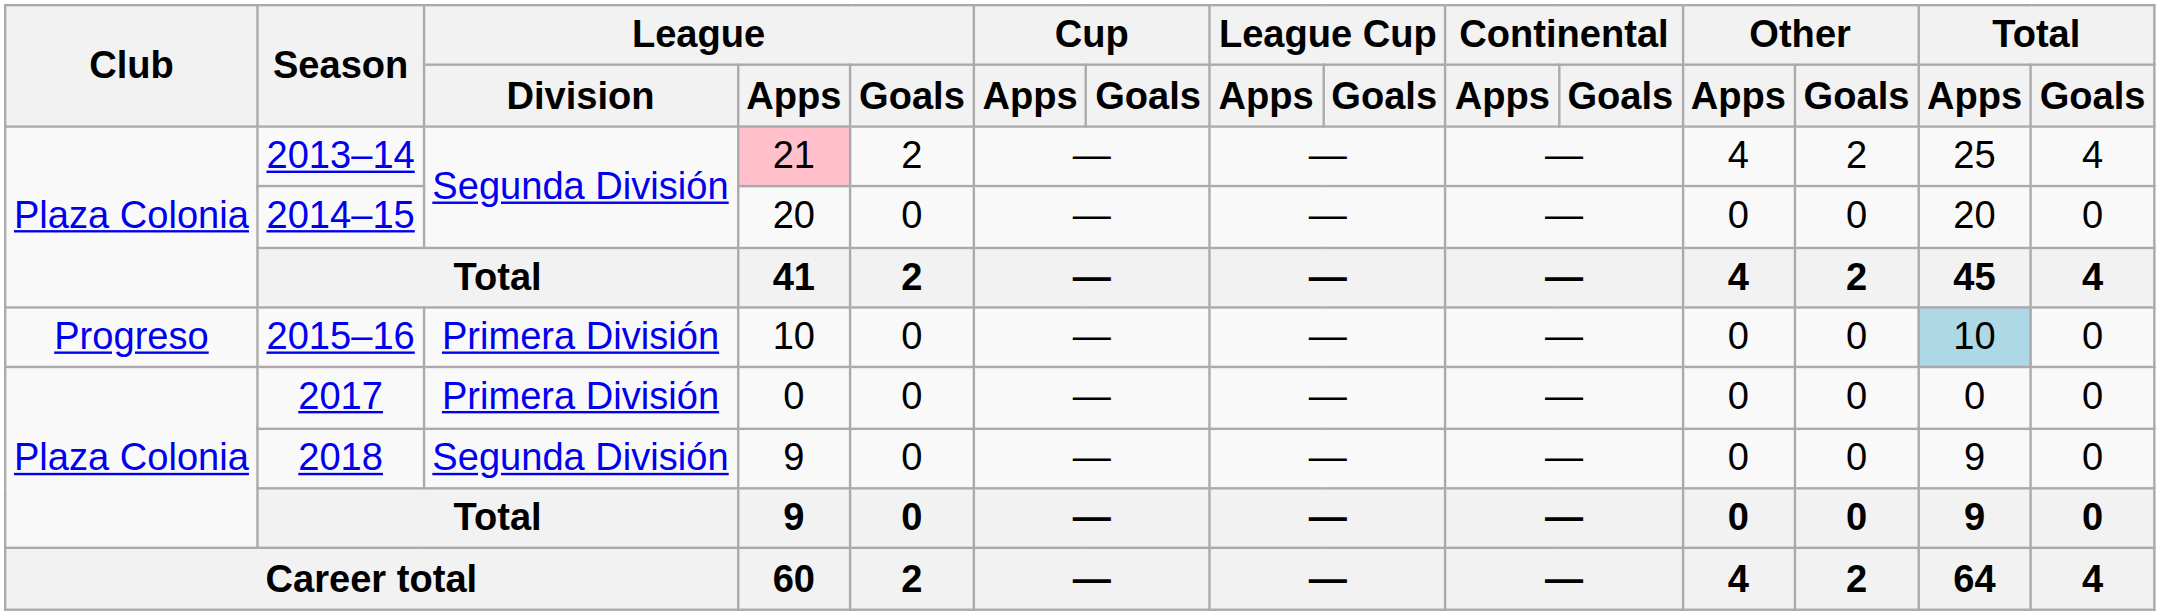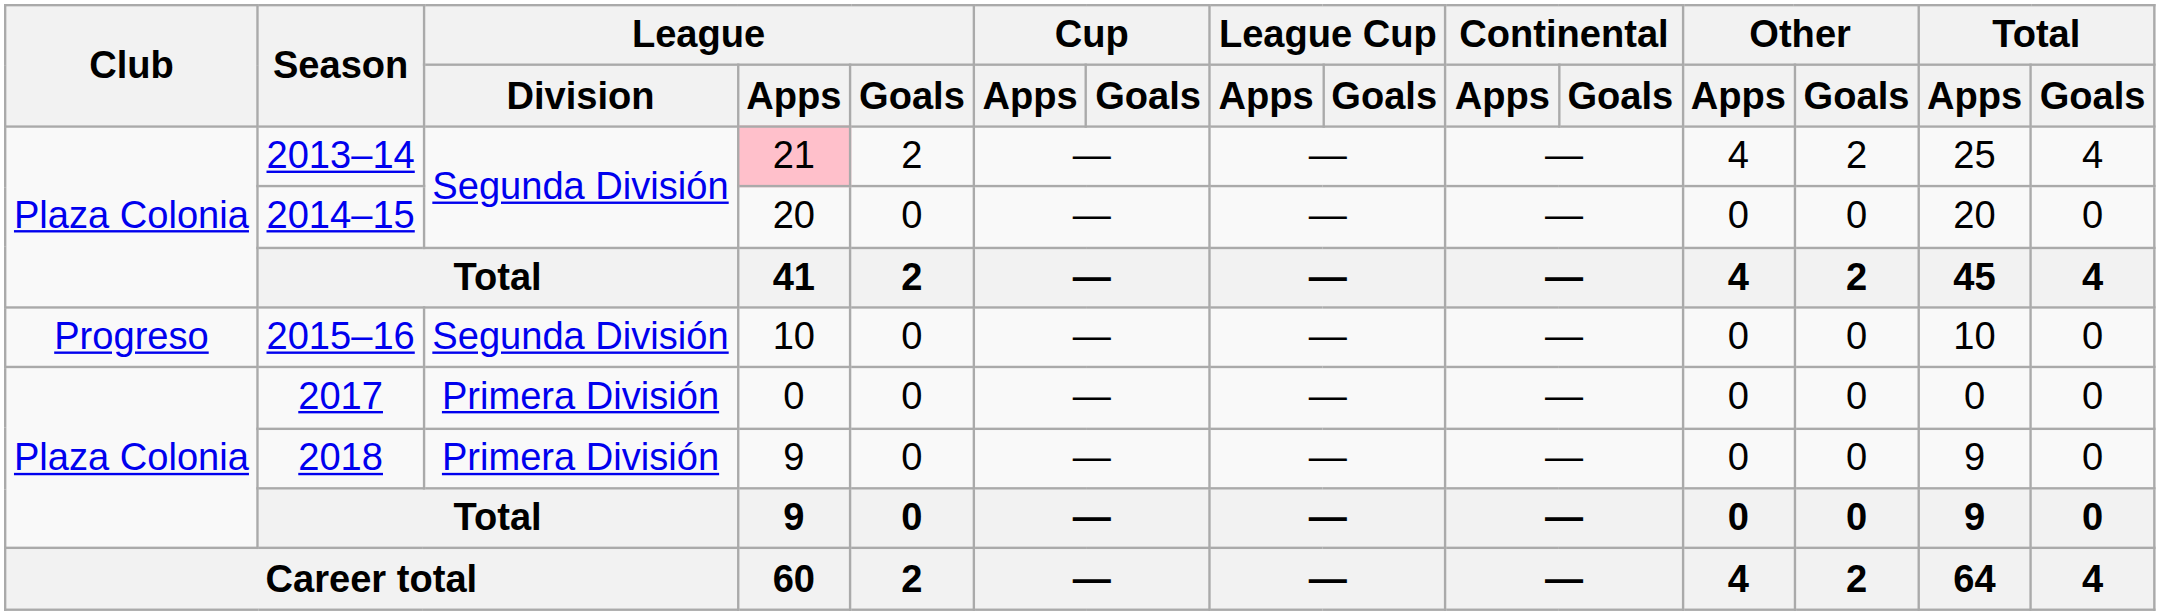(581, 336) Primera División -> (581, 336) Segunda División
(1975, 336) lightblue background -> (1975, 336) no background
(581, 457) Segunda División -> (581, 457) Primera División
